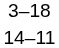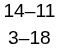rows swapped: (29, 11) <-> (29, 37)
